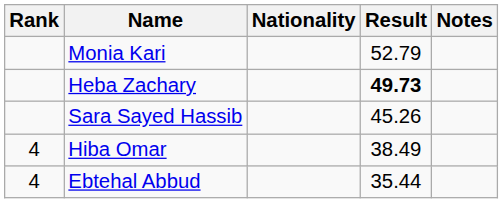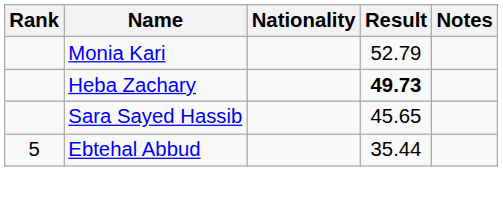(396, 117) 45.26 -> (396, 117) 45.65
- row: (117, 149)
(34, 181) 4 -> (34, 149) 5
